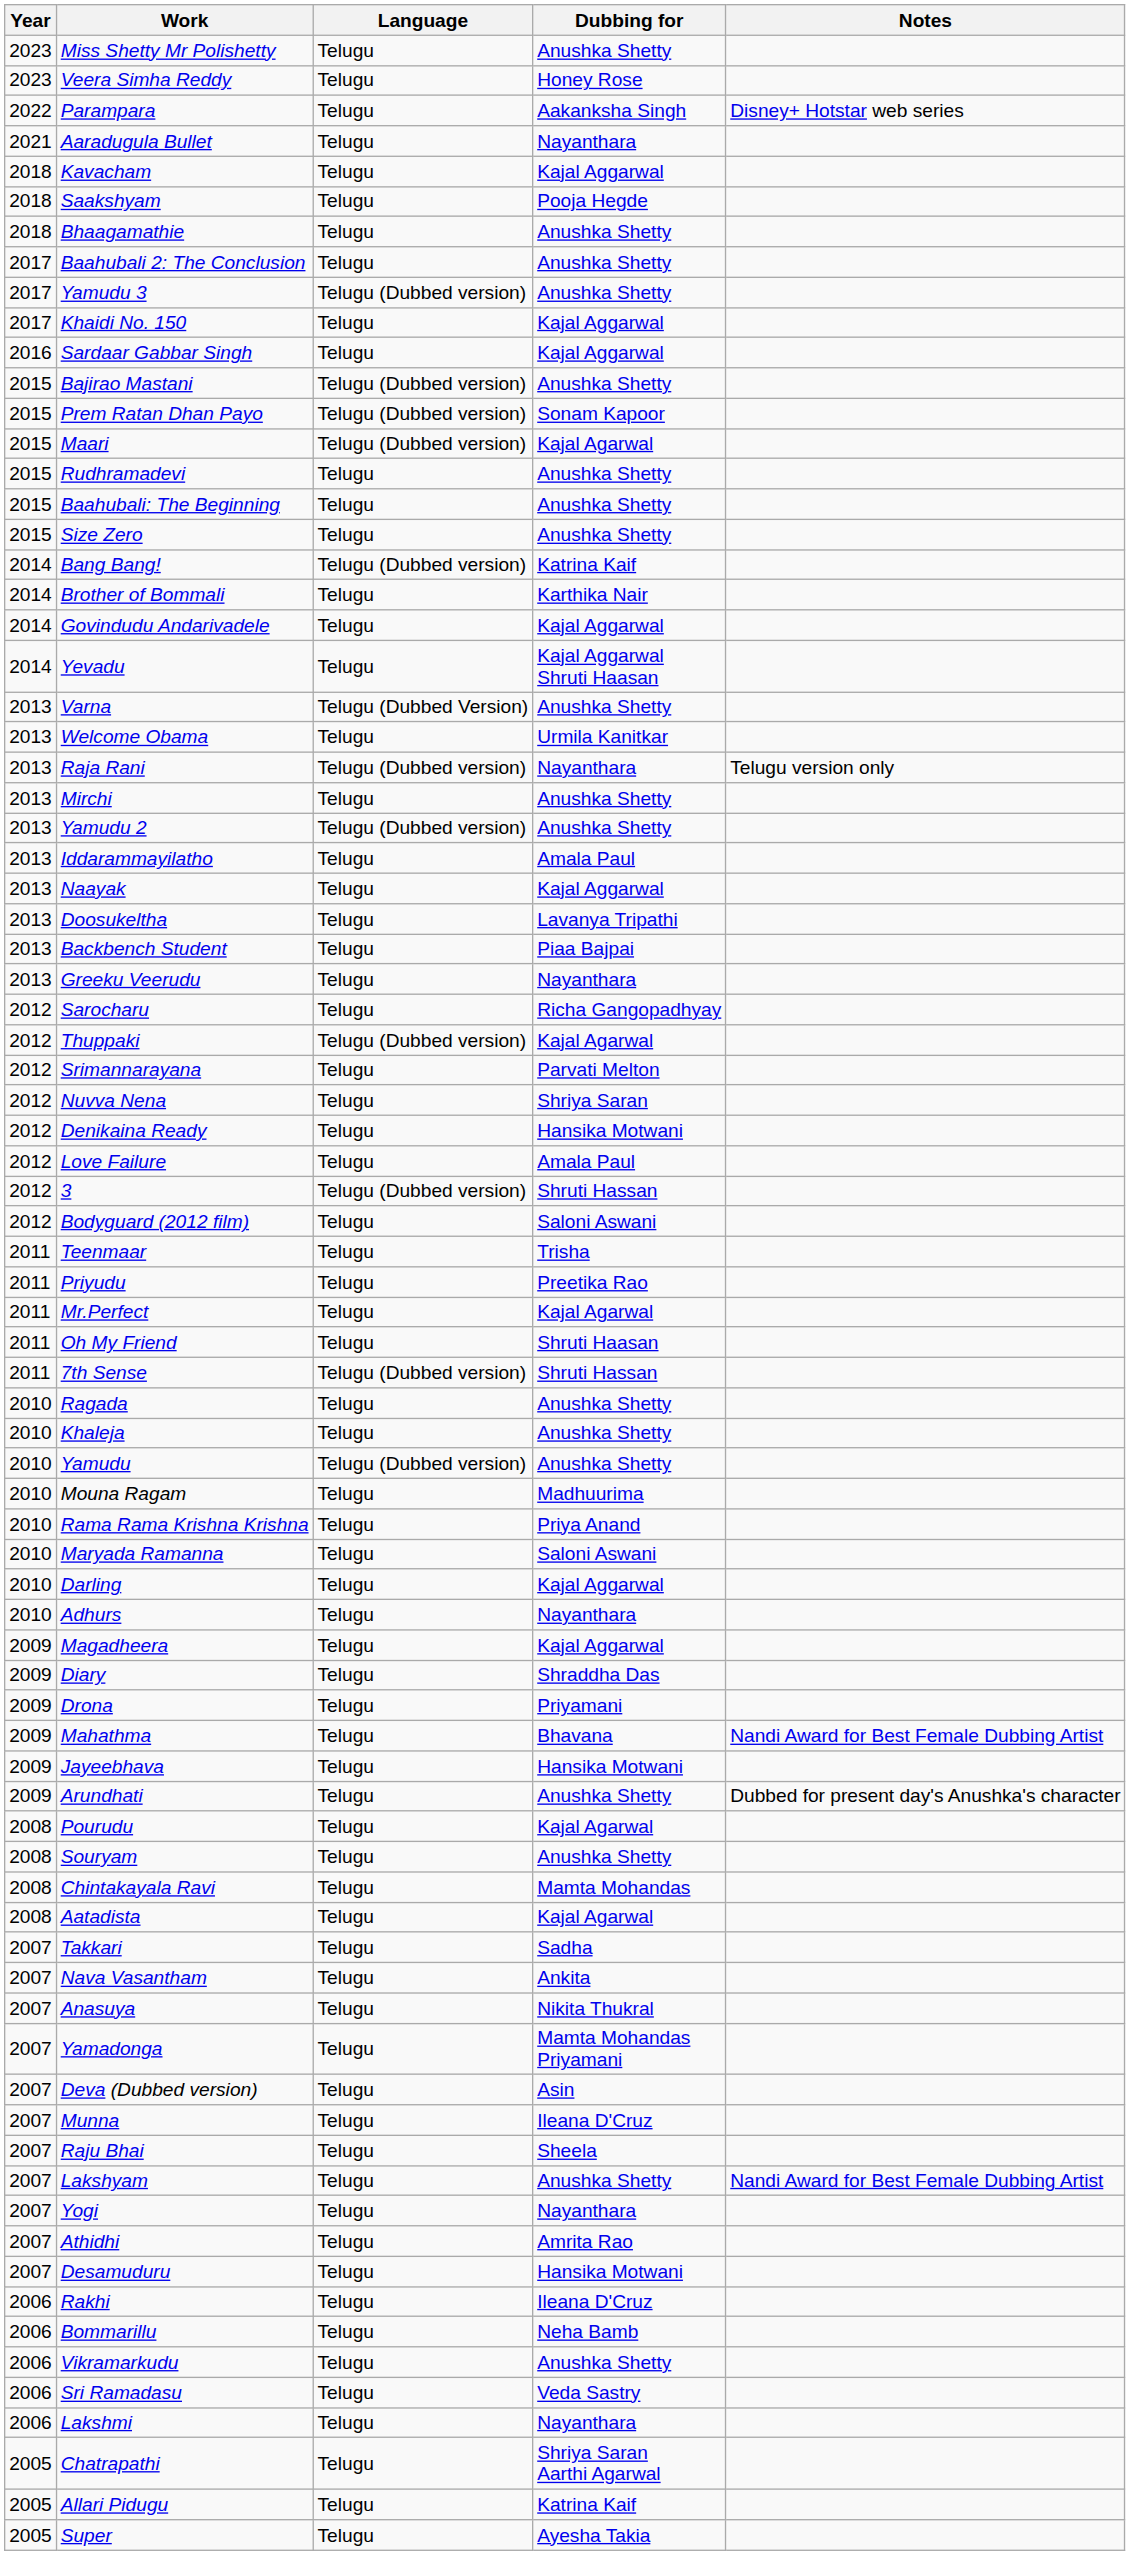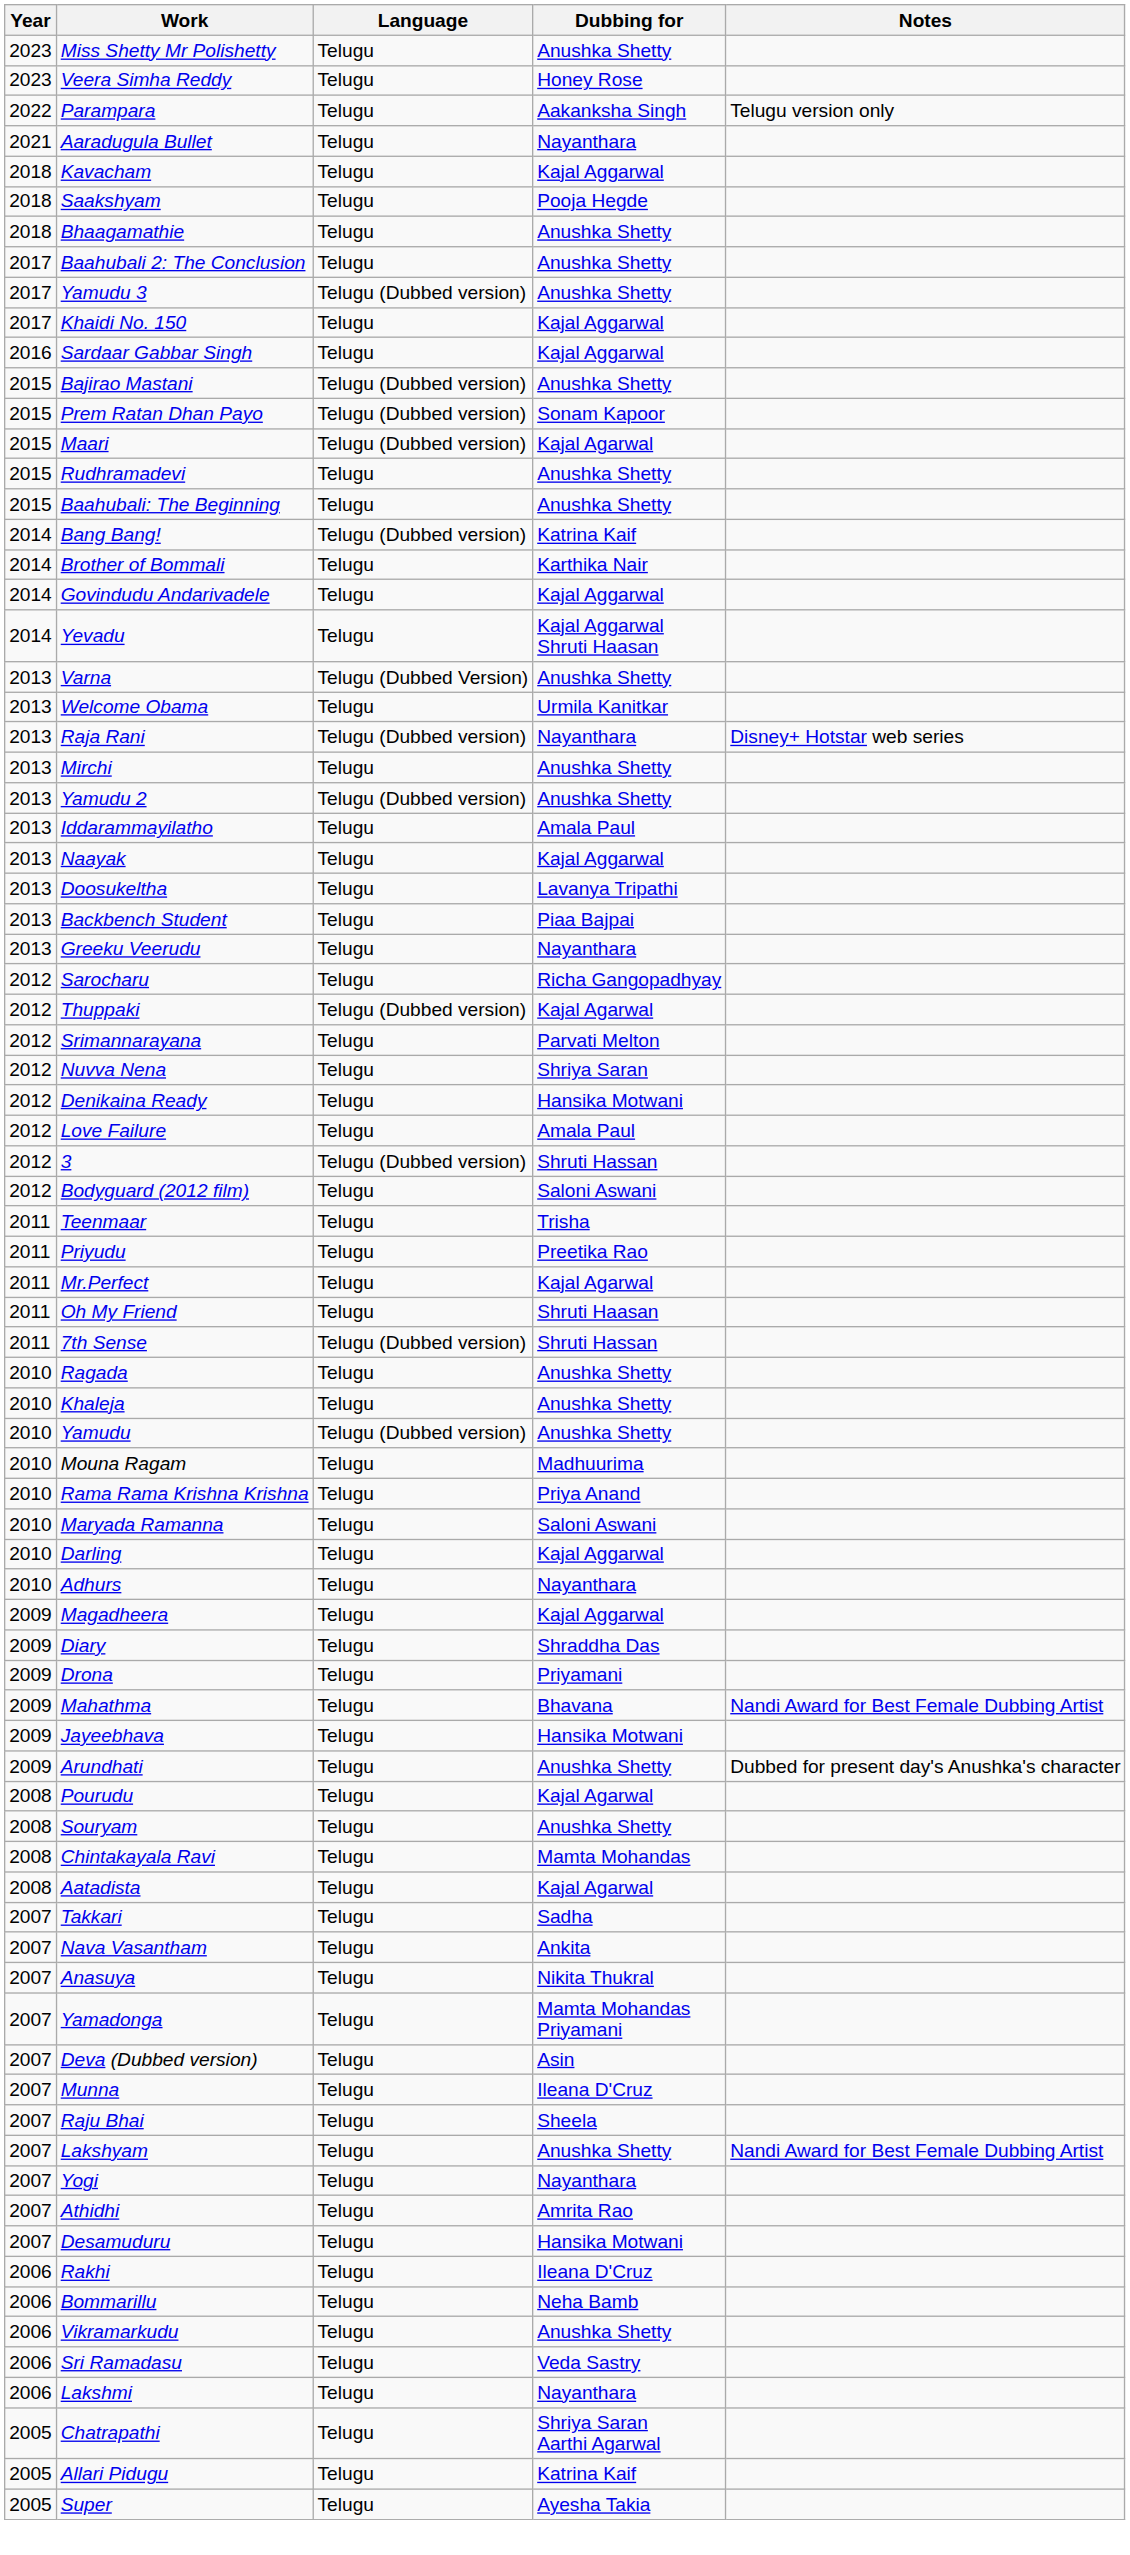(847, 111) Disney+ Hotstar web series -> (812, 111) Telugu version only
- row: (102, 535)
(812, 768) Telugu version only -> (847, 737) Disney+ Hotstar web series
